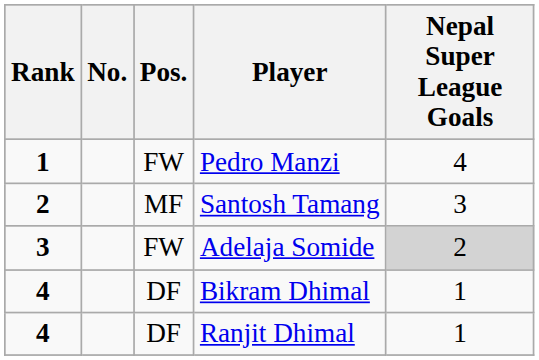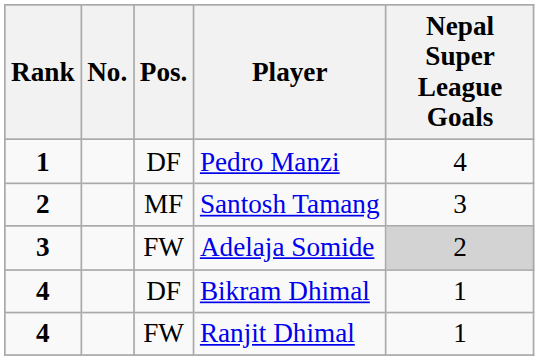(164, 161) FW -> (164, 161) DF
(164, 333) DF -> (164, 333) FW
